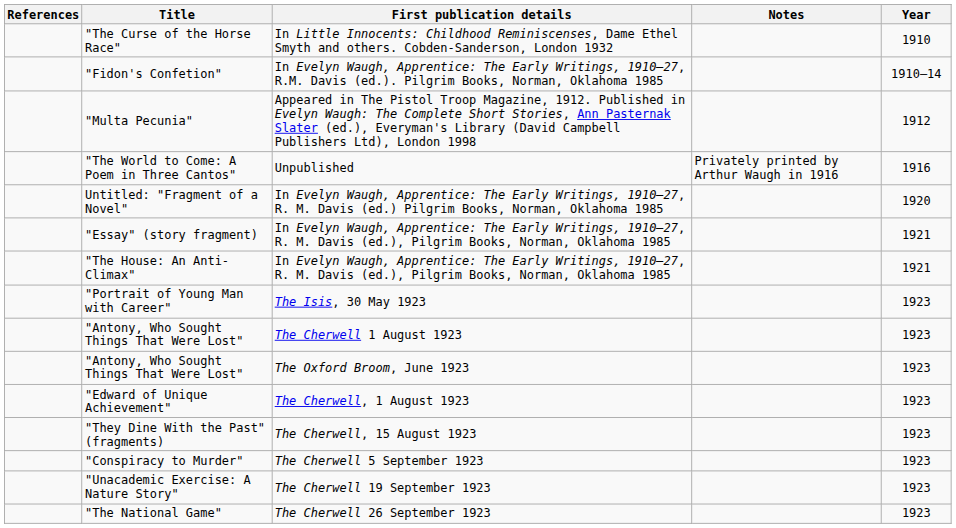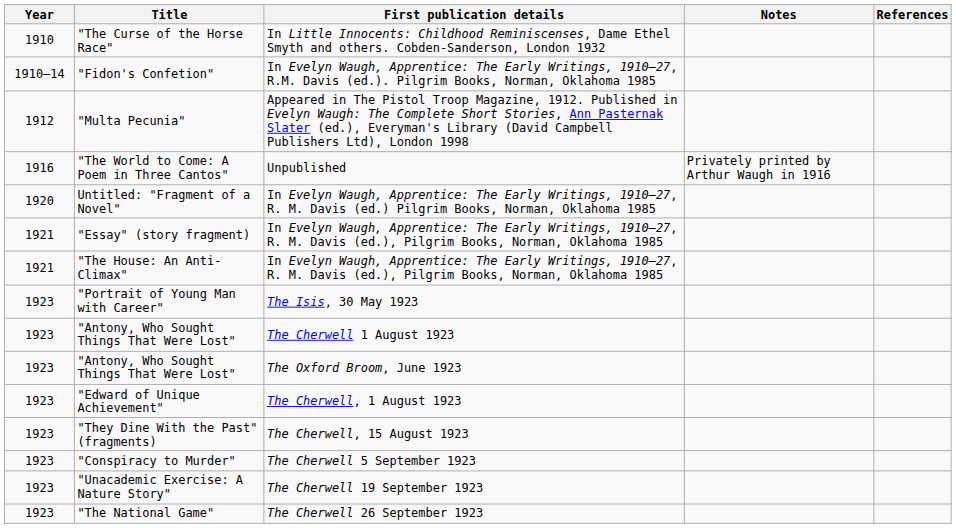columns swapped: (916, 14) <-> (43, 14)
